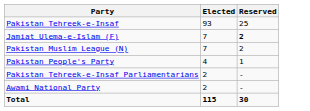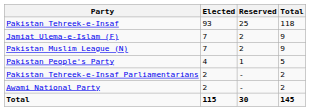+ column: (292, 11)
(241, 36) bold -> (241, 36) normal
